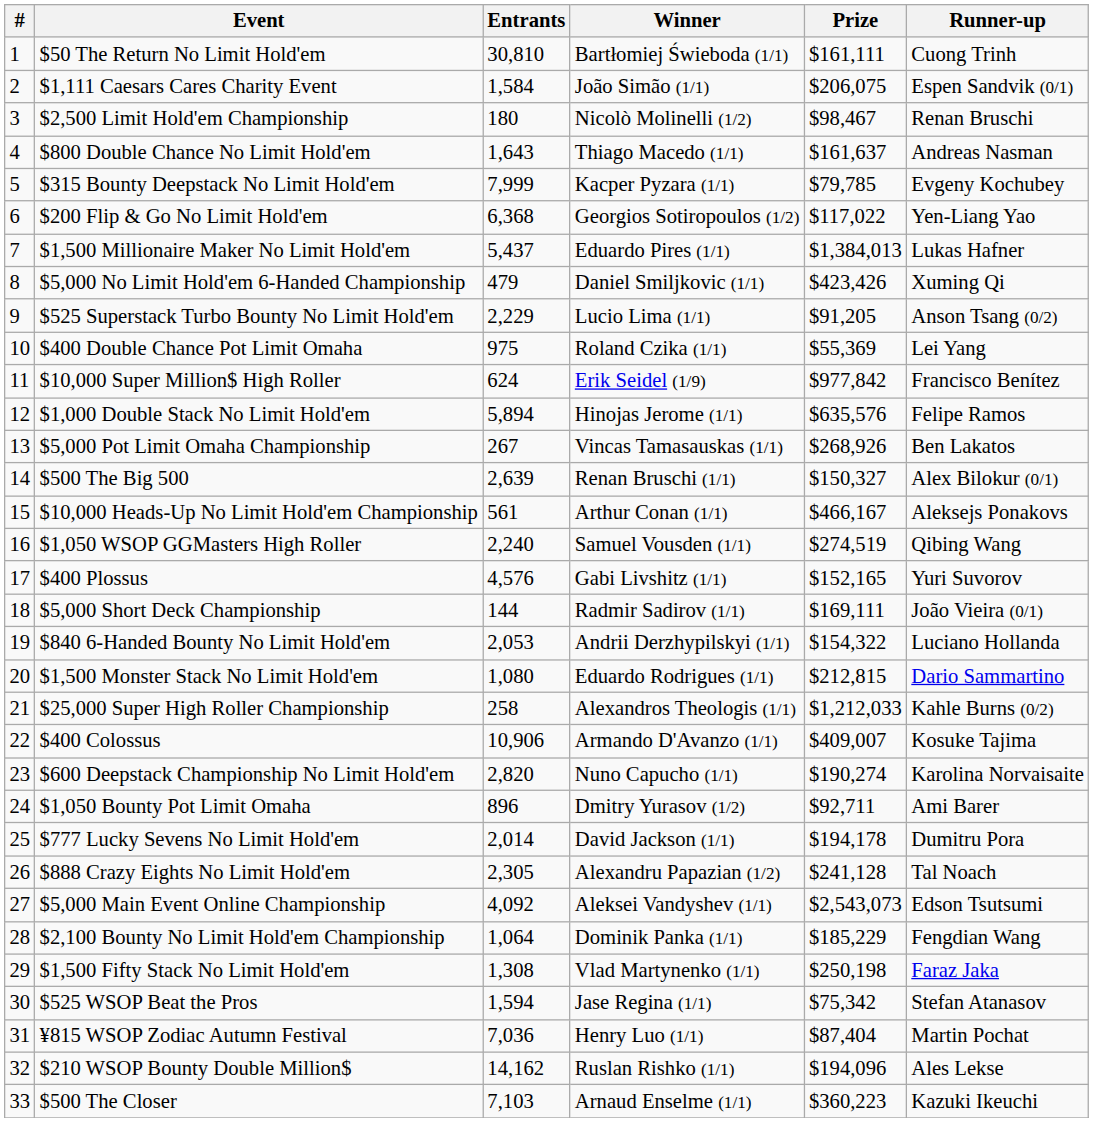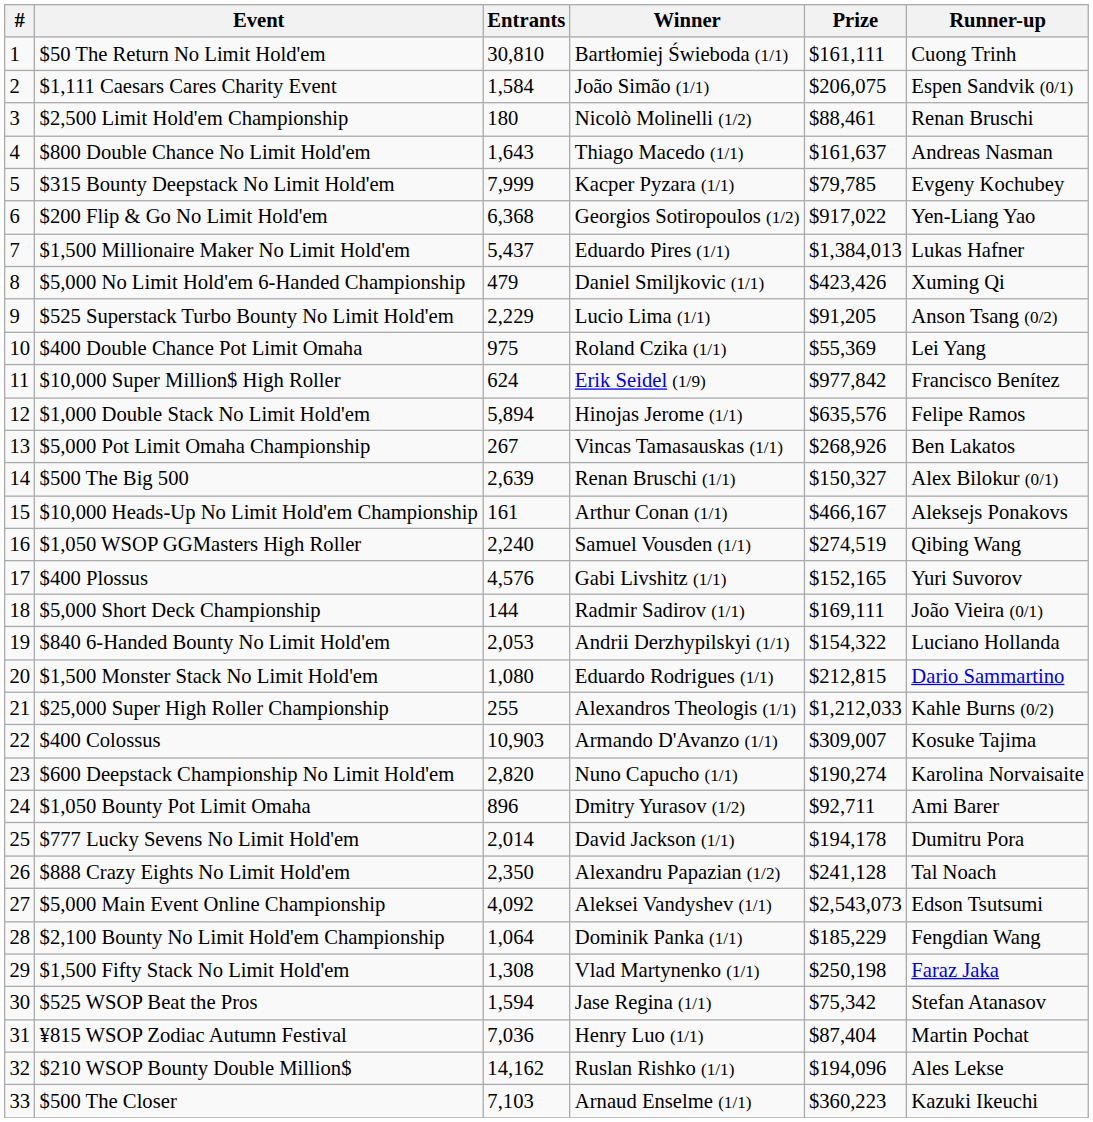(842, 119) $98,467 -> (842, 119) $88,461
(847, 217) $117,022 -> (848, 217) $917,022
(503, 511) 561 -> (503, 511) 161
(503, 708) 258 -> (503, 708) 255
(516, 741) 10,906 -> (516, 741) 10,903
(848, 741) $409,007 -> (848, 741) $309,007
(511, 871) 2,305 -> (511, 871) 2,350
